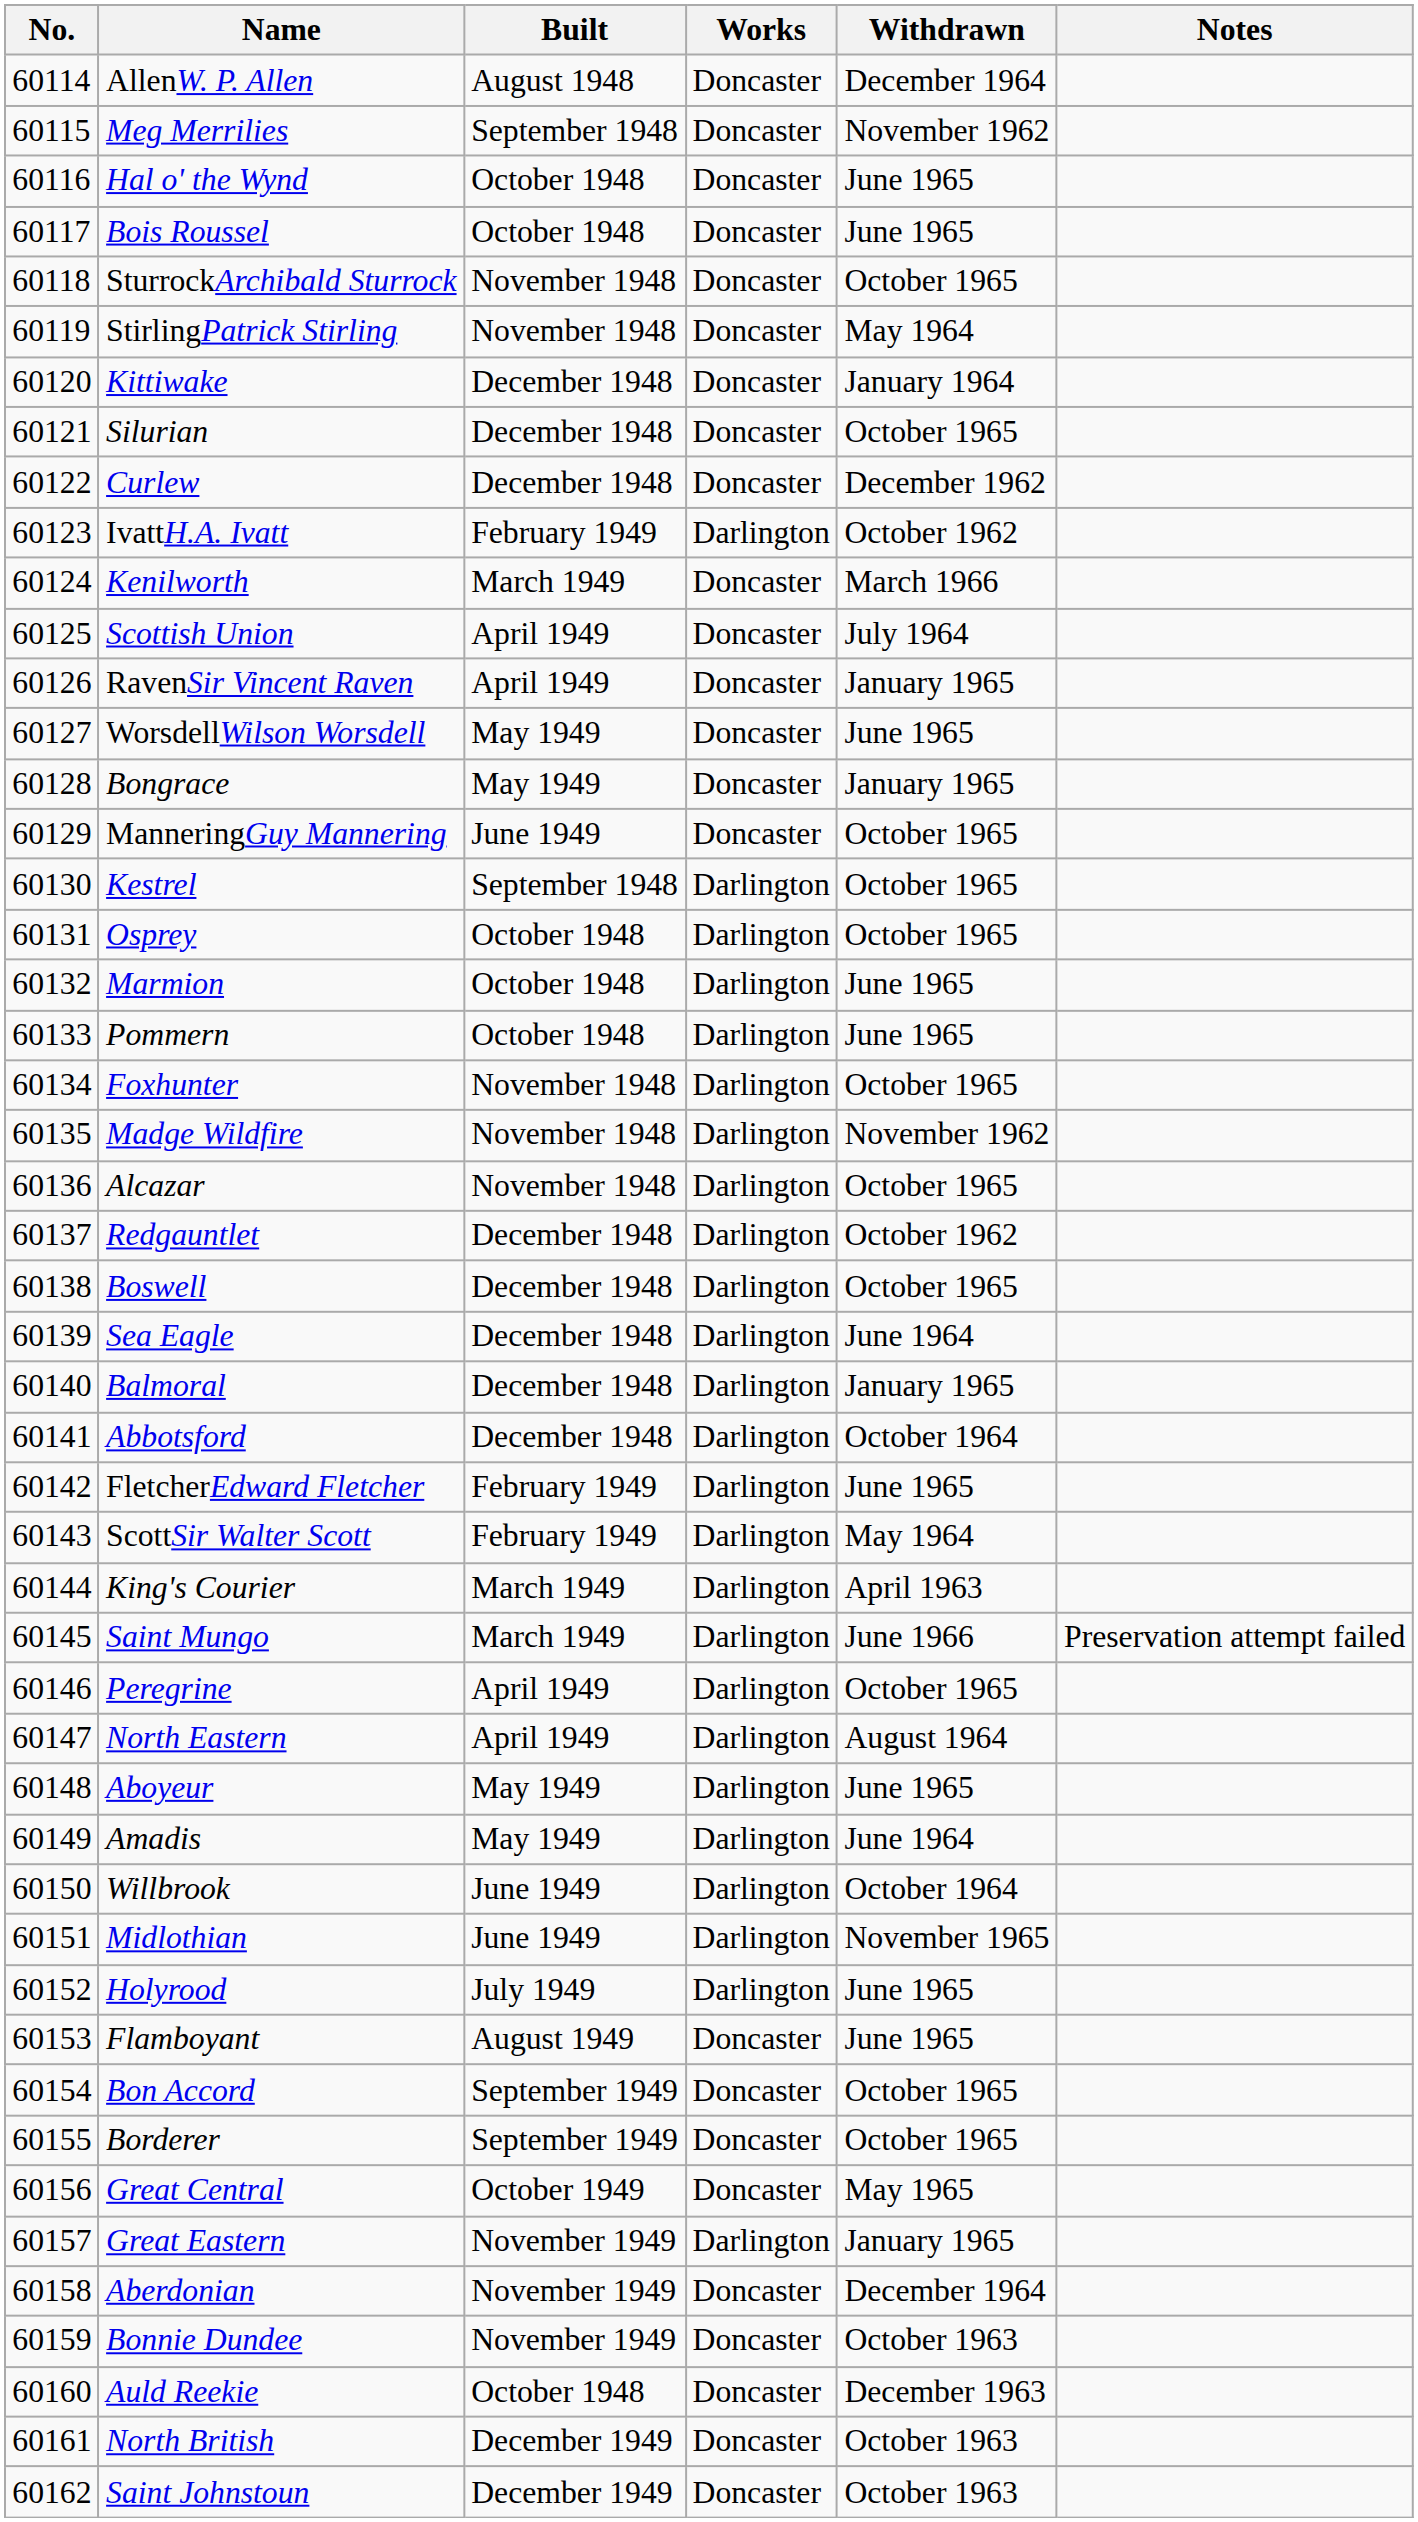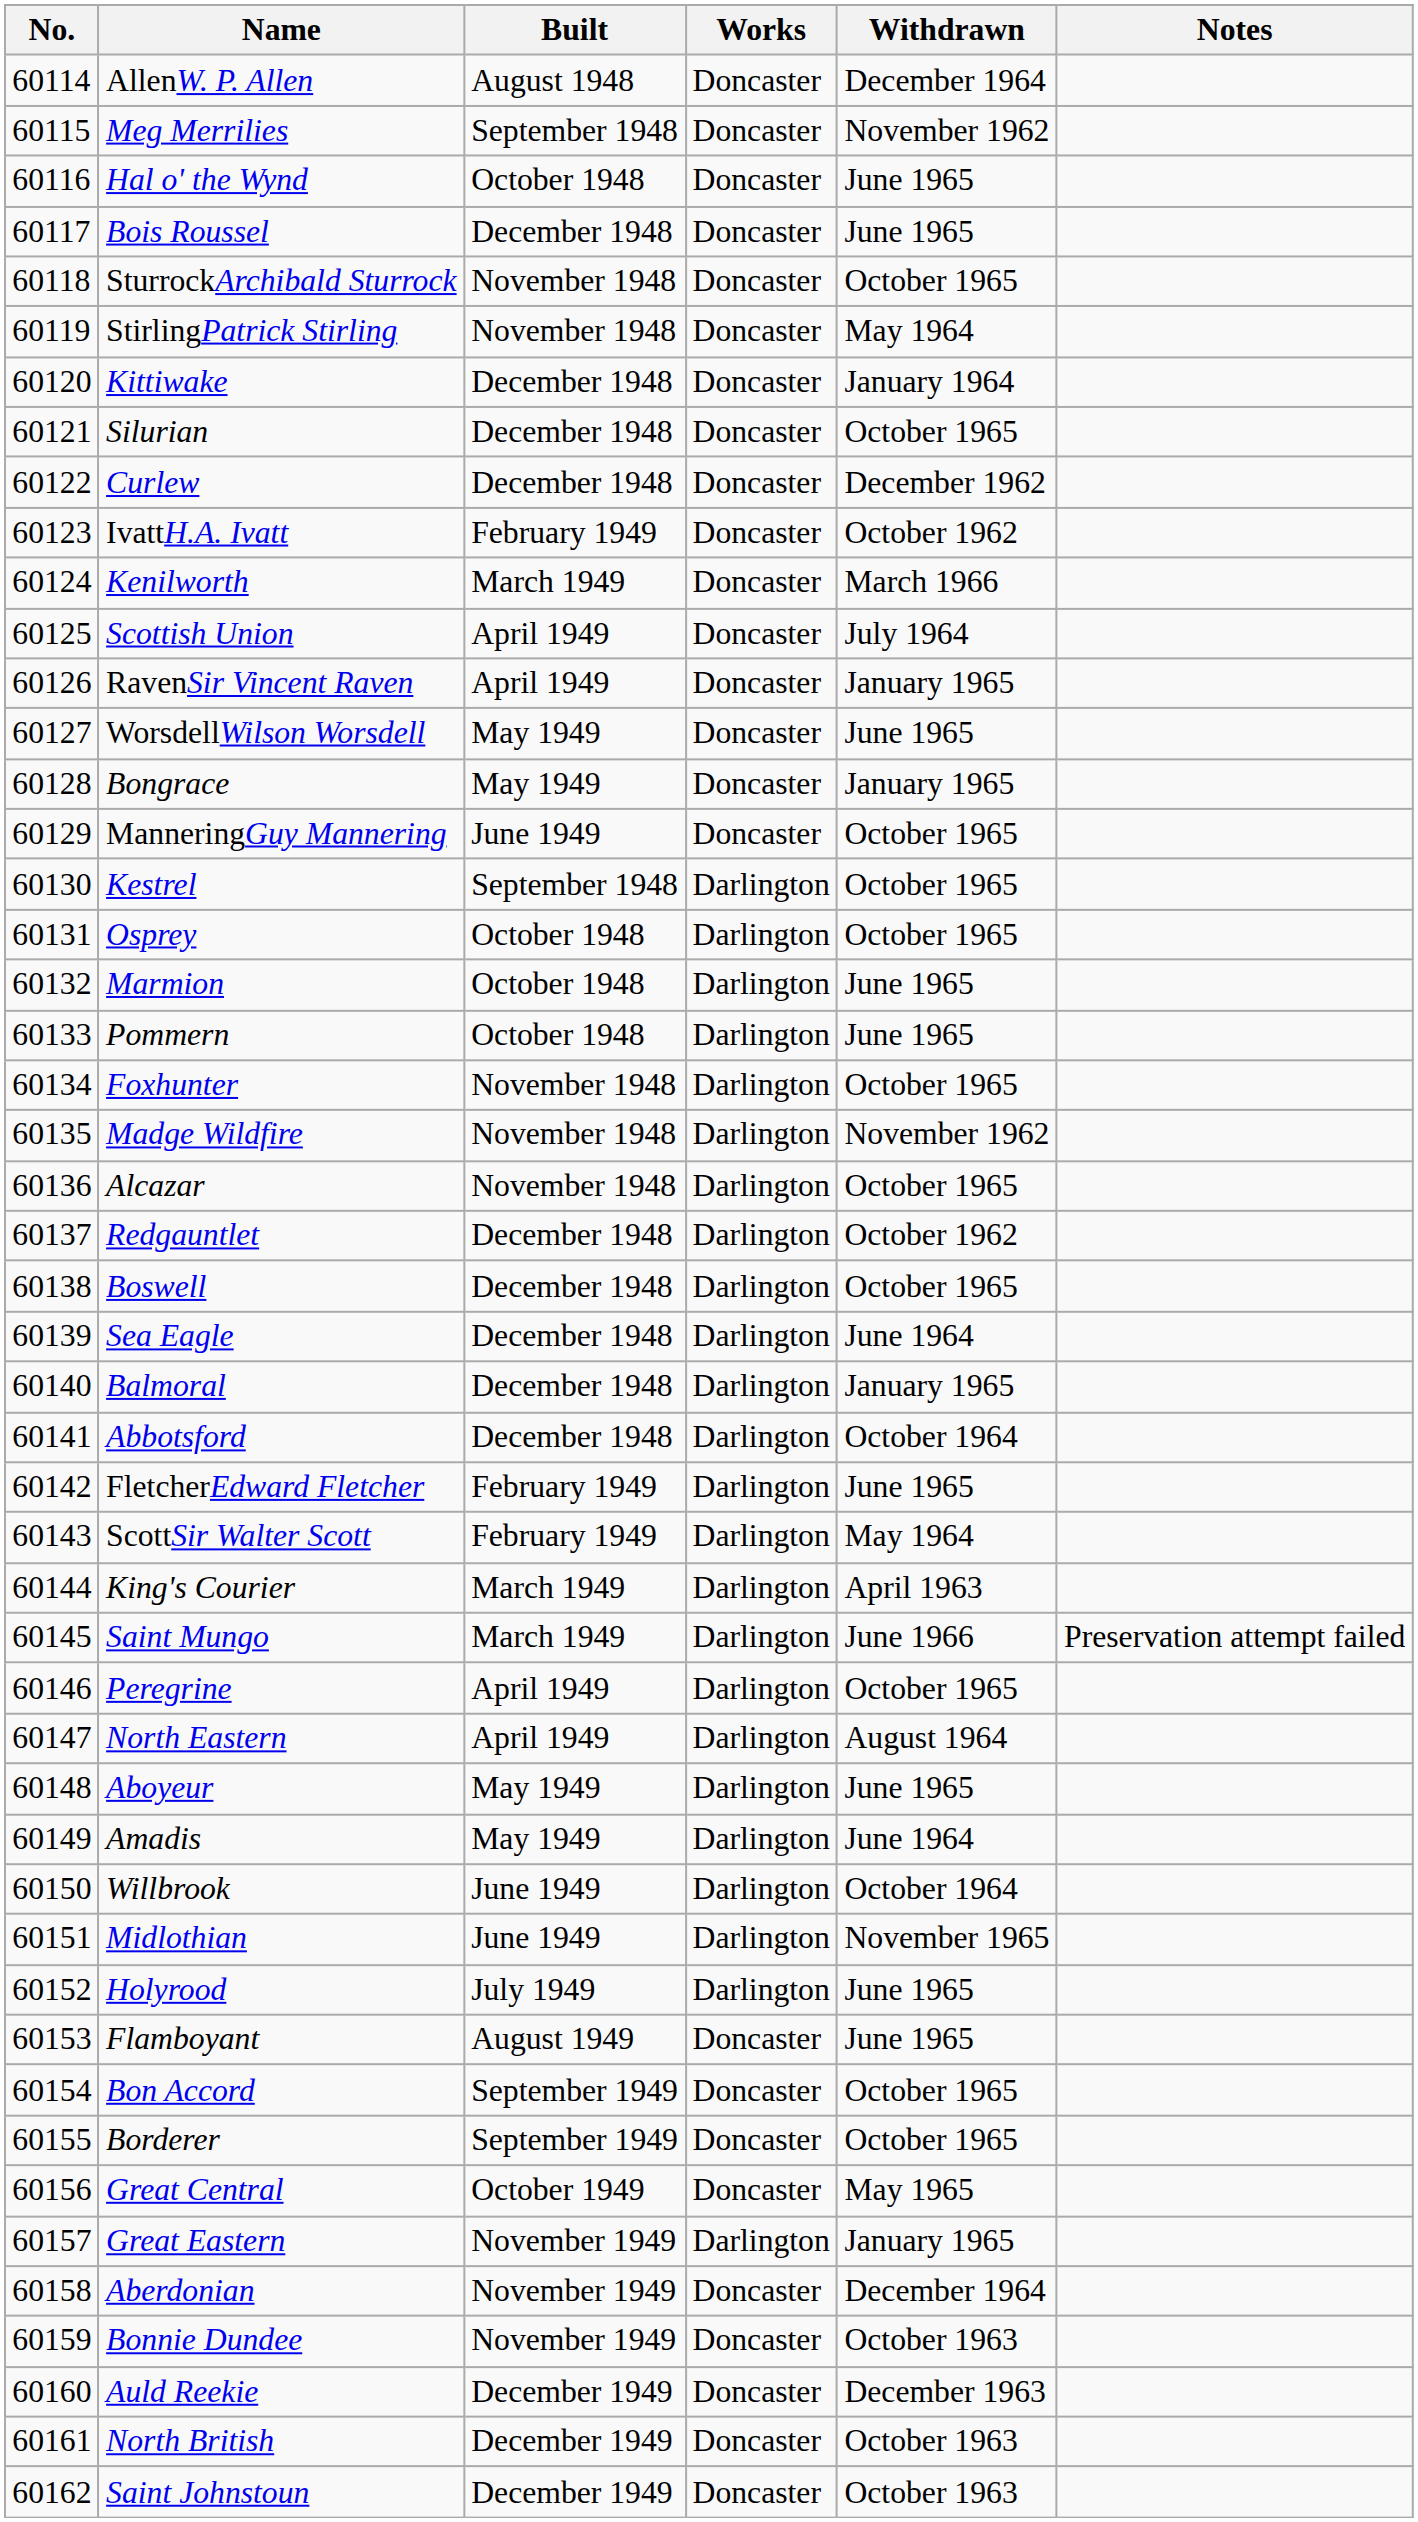(558, 230) October 1948 -> (572, 230) December 1948
(761, 532) Darlington -> (757, 532) Doncaster
(558, 2391) October 1948 -> (572, 2391) December 1949
